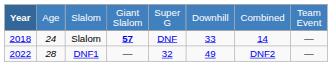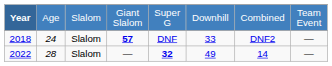(263, 38) 14 -> (263, 38) DNF2
(86, 54) DNF1 -> (86, 54) Slalom
(167, 54) normal -> (167, 54) bold
(263, 54) DNF2 -> (263, 54) 14
